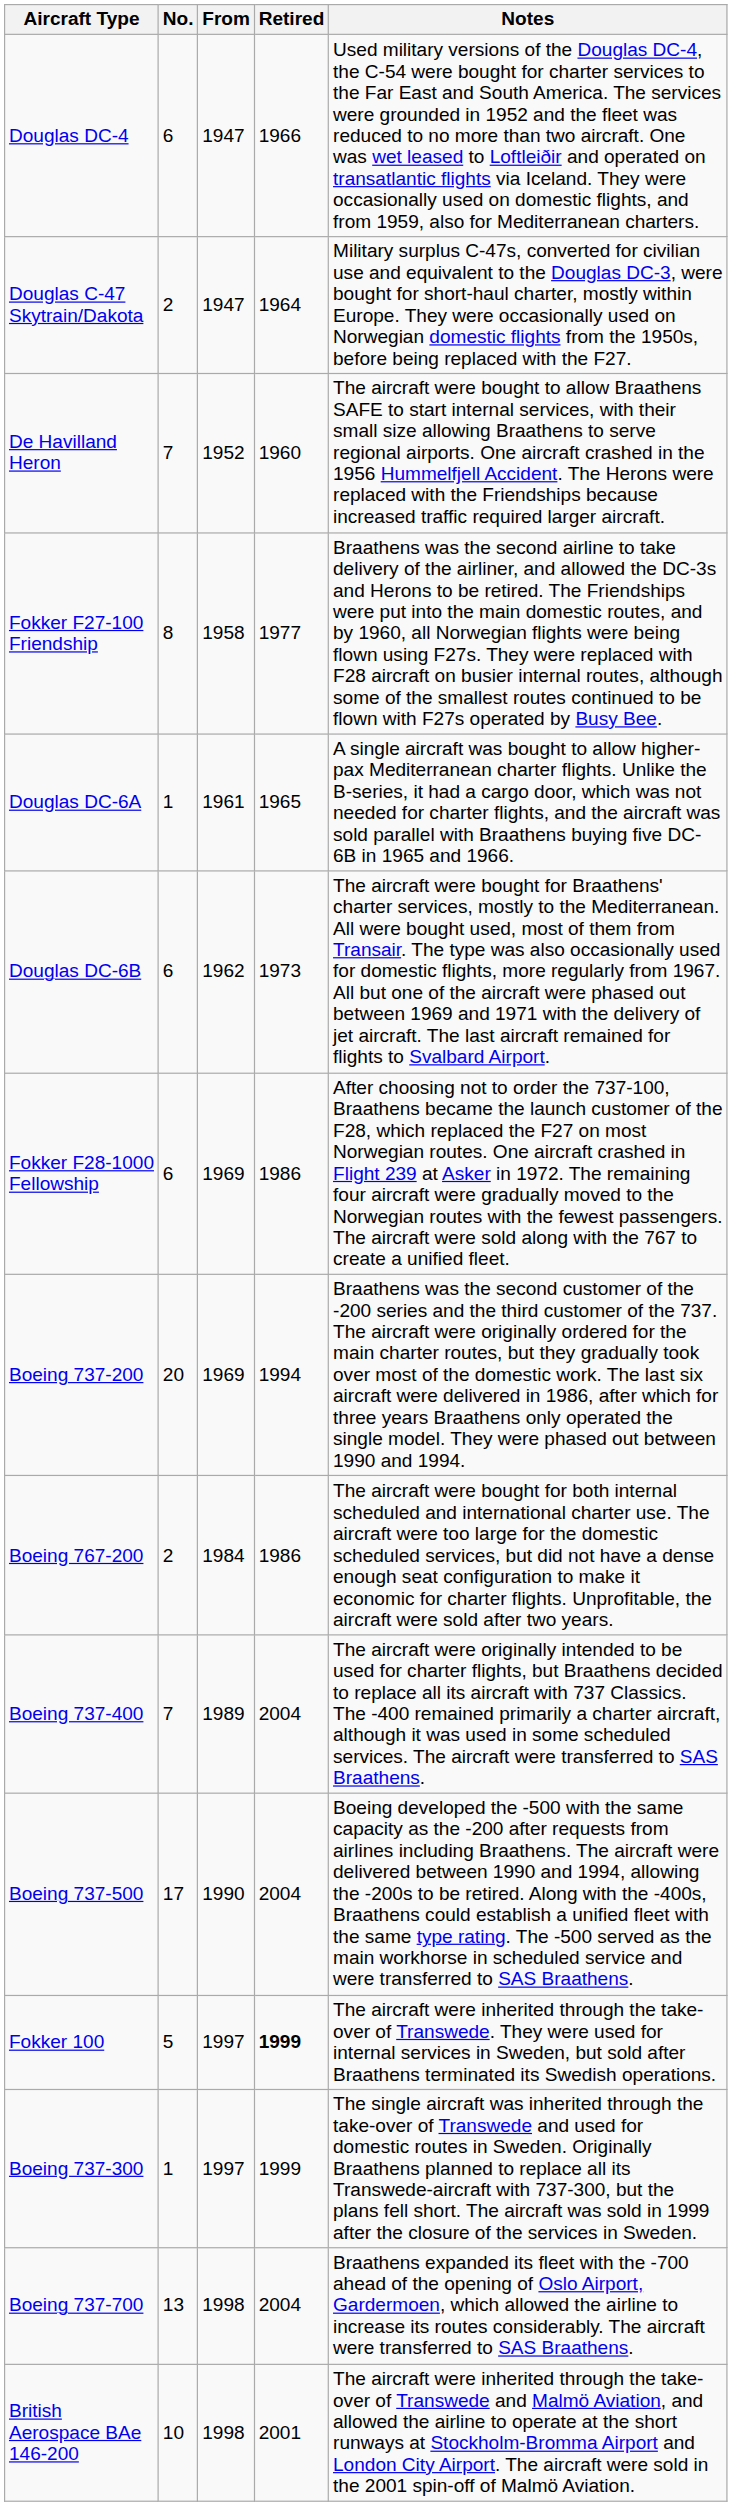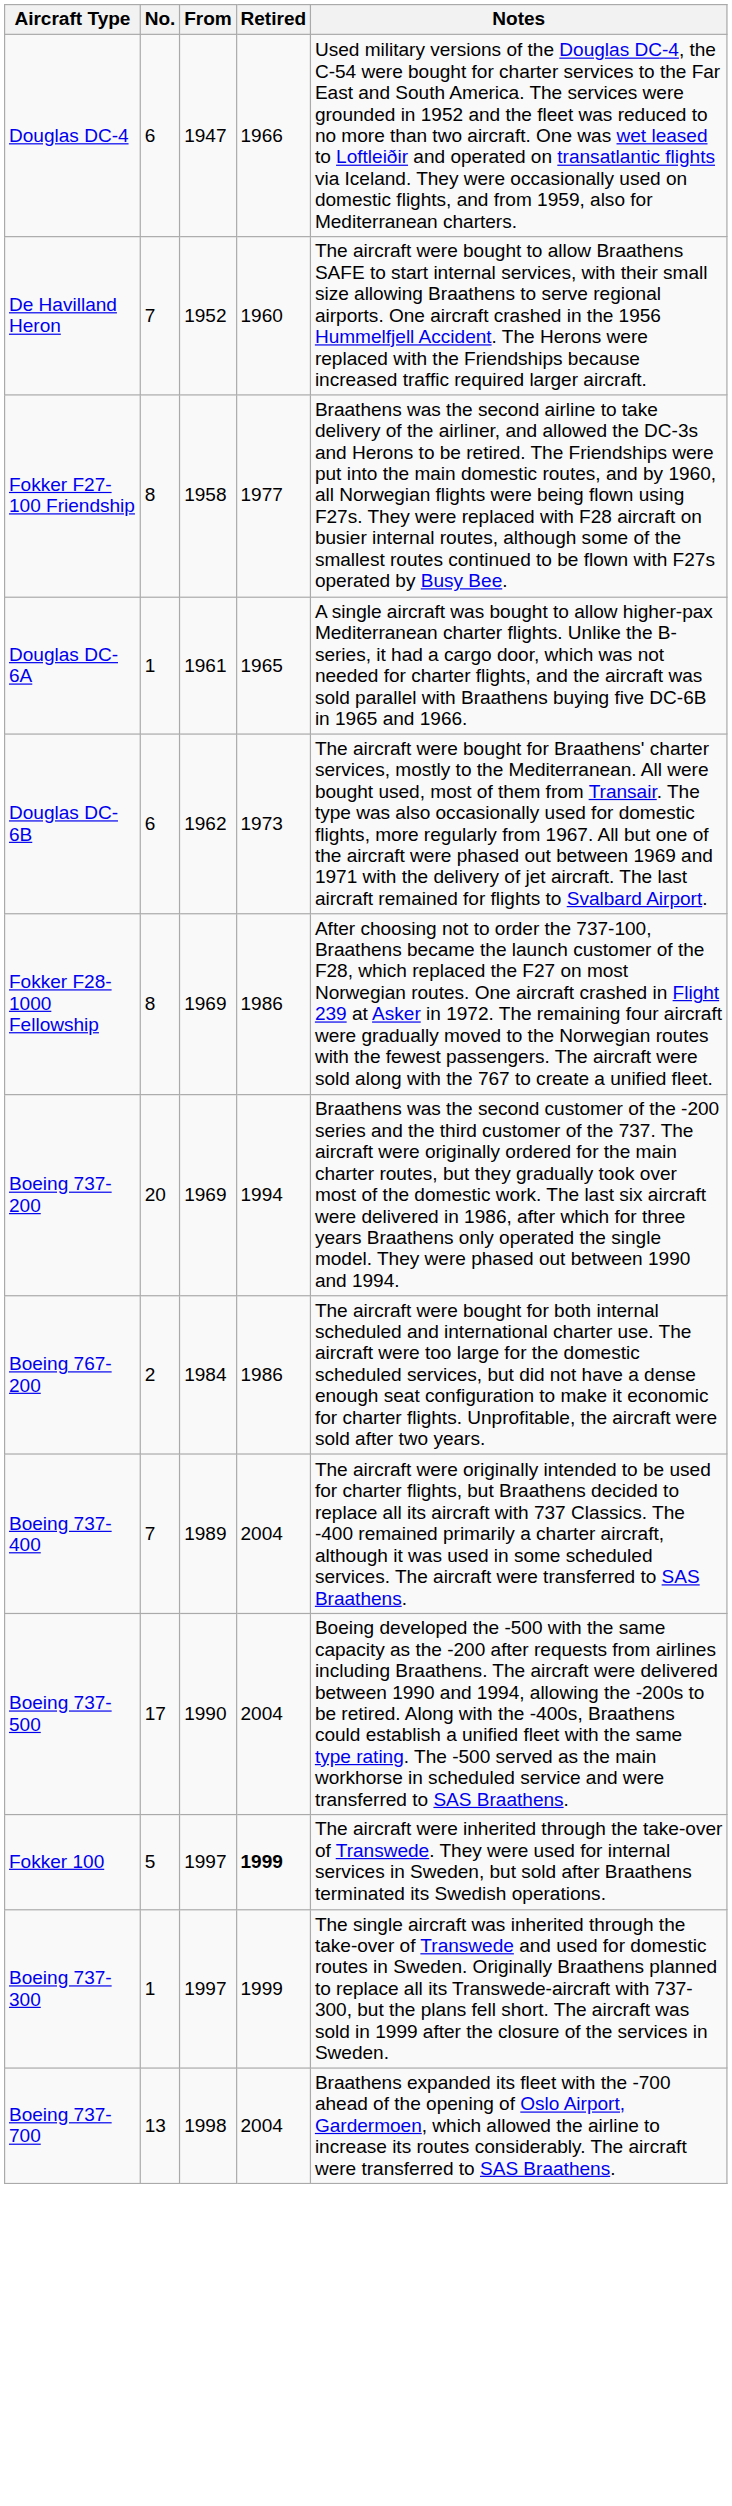- row: (76, 304)
(168, 1173) 6 -> (150, 1004) 8
- row: (75, 2432)
